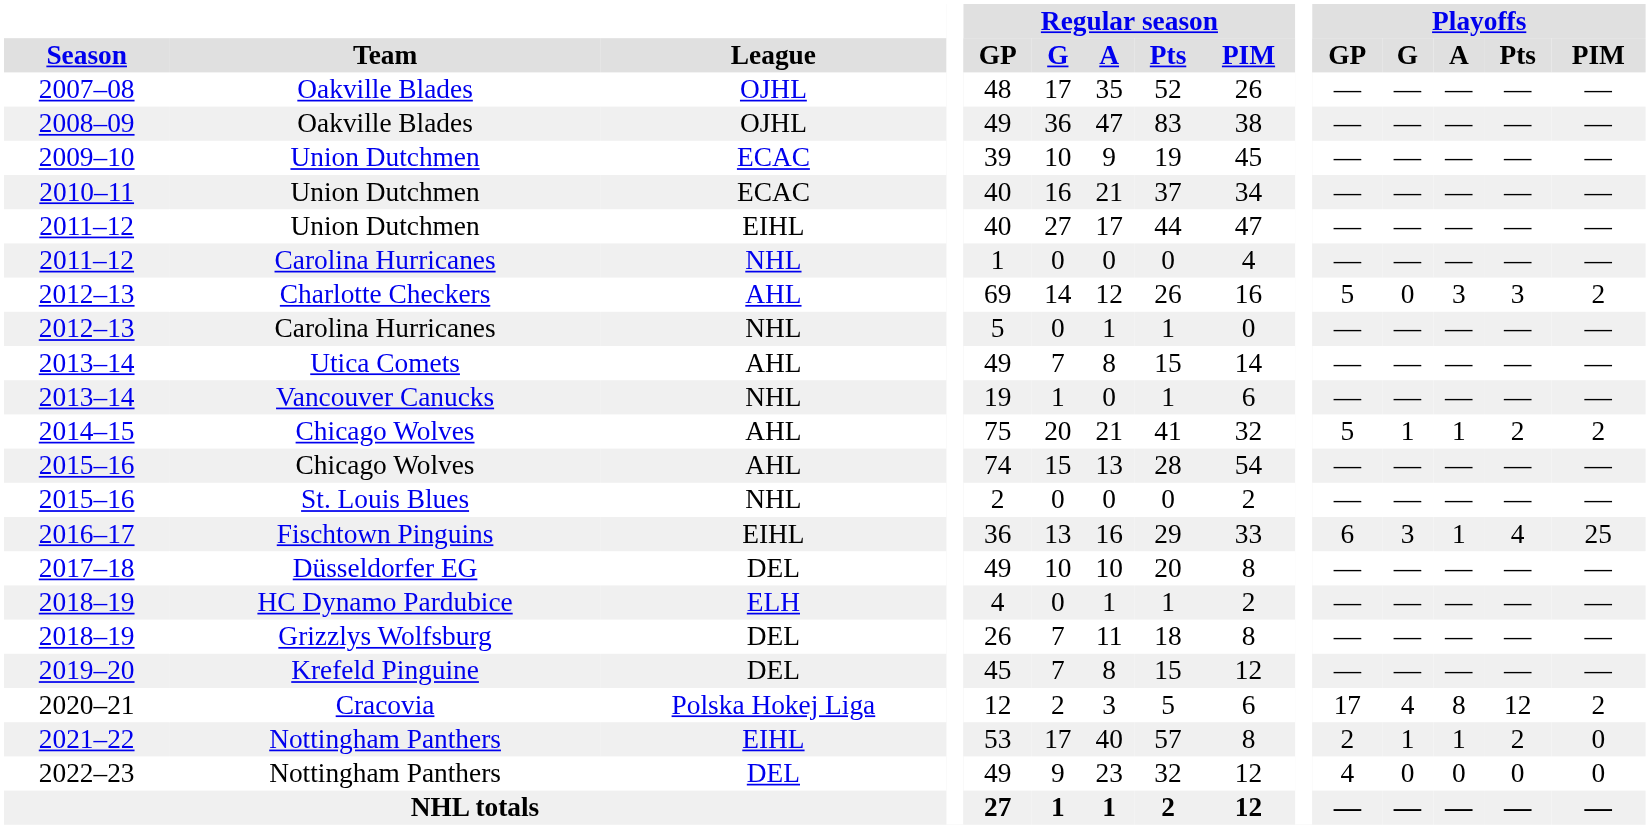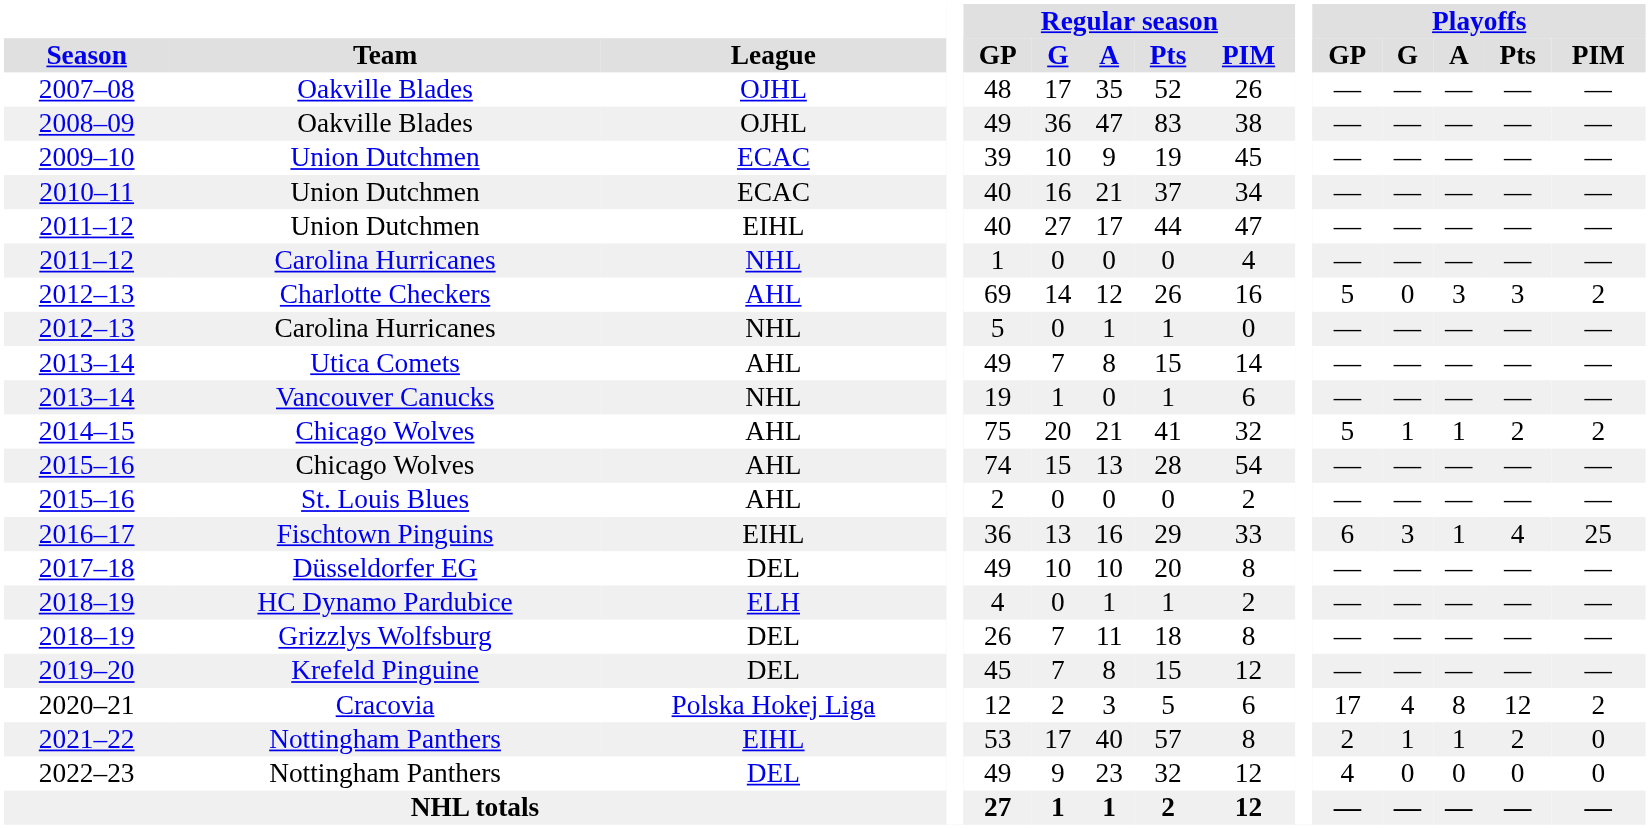(773, 499) NHL -> (773, 499) AHL
